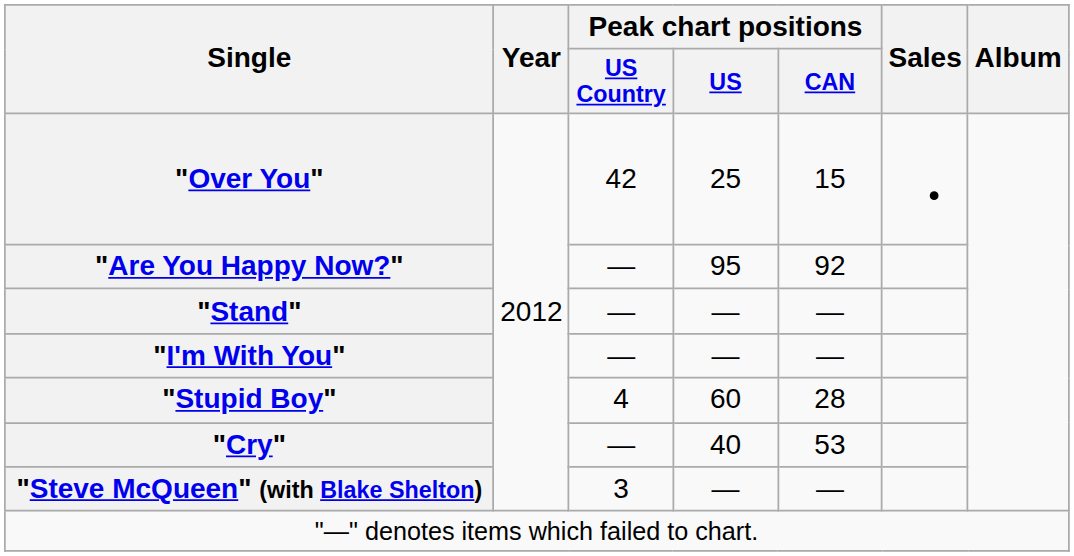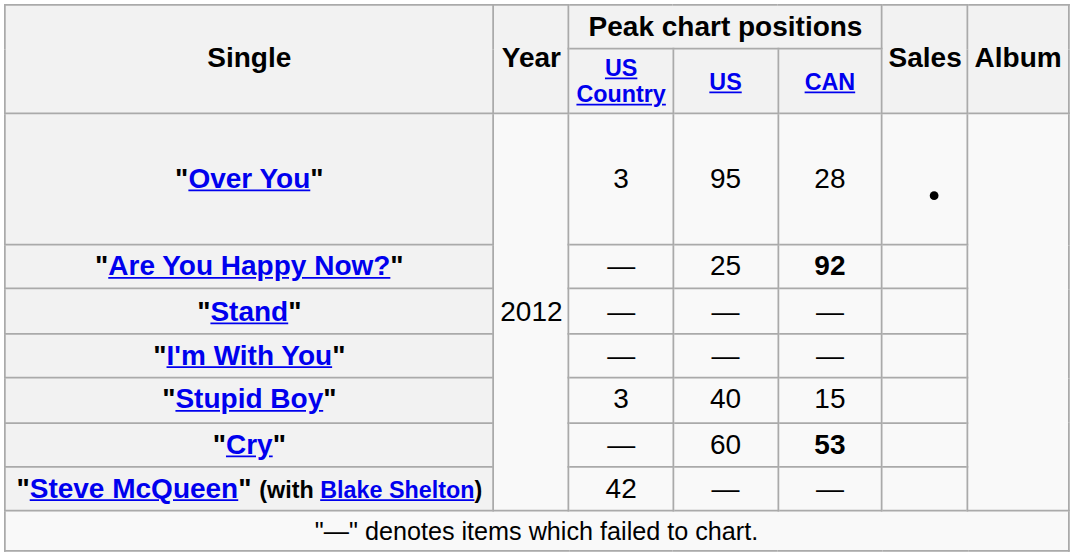(621, 178) 42 -> (621, 178) 3
(726, 178) 25 -> (726, 178) 95
(830, 178) 15 -> (830, 178) 28
(726, 266) 95 -> (726, 266) 25
(830, 266) normal -> (830, 266) bold
(621, 399) 4 -> (621, 399) 3
(726, 399) 60 -> (726, 399) 40
(830, 399) 28 -> (830, 399) 15
(726, 444) 40 -> (726, 444) 60
(830, 444) normal -> (830, 444) bold
(621, 488) 3 -> (621, 488) 42
